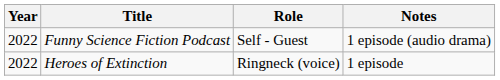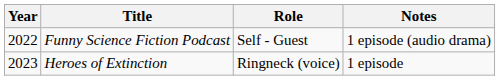(23, 63) 2022 -> (23, 63) 2023
